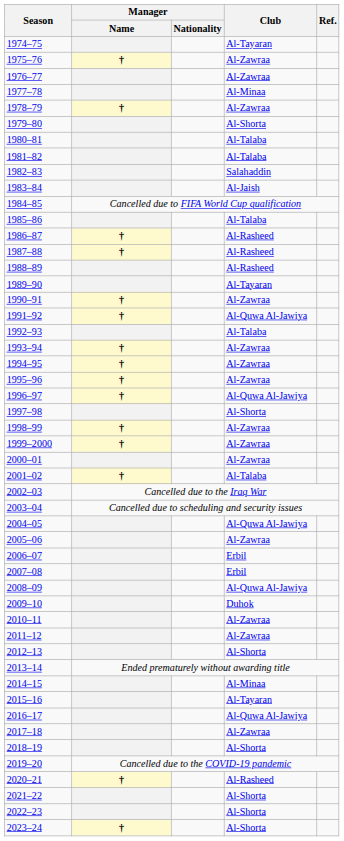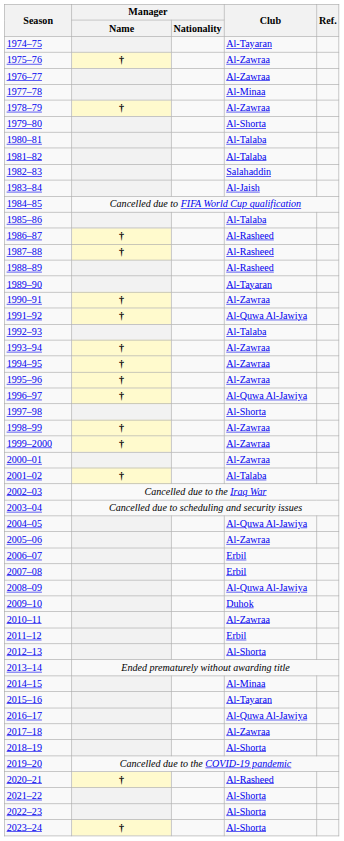(248, 635) Al-Zawraa -> (236, 635) Erbil
